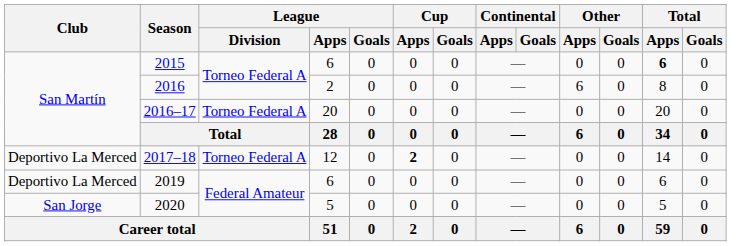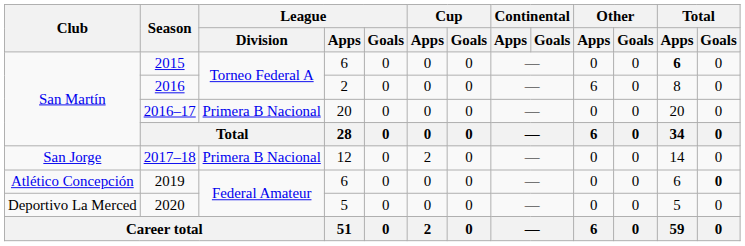(255, 110) Torneo Federal A -> (262, 110) Primera B Nacional
(72, 157) Deportivo La Merced -> (72, 157) San Jorge
(255, 157) Torneo Federal A -> (262, 157) Primera B Nacional
(413, 157) bold -> (427, 157) normal
(72, 181) Deportivo La Merced -> (72, 181) Atlético Concepción
(704, 181) normal -> (719, 181) bold
(72, 205) San Jorge -> (72, 205) Deportivo La Merced
